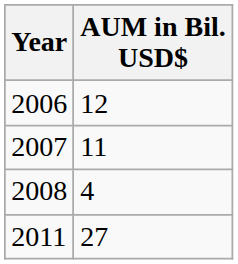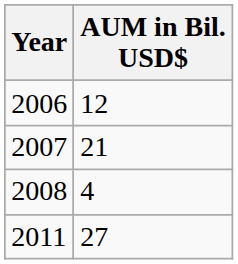(94, 147) 11 -> (94, 147) 21
